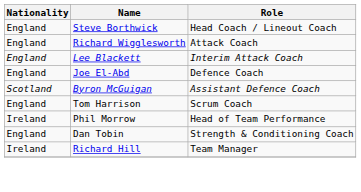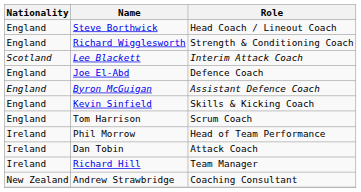(224, 42) Attack Coach -> (272, 42) Strength & Conditioning Coach
(26, 58) England -> (29, 58) Scotland
(29, 88) Scotland -> (26, 88) England
+ row: (112, 104)
(26, 134) England -> (26, 149) Ireland
(272, 134) Strength & Conditioning Coach -> (224, 149) Attack Coach
+ row: (124, 180)
